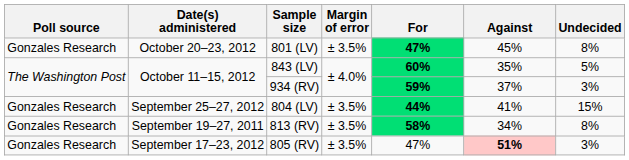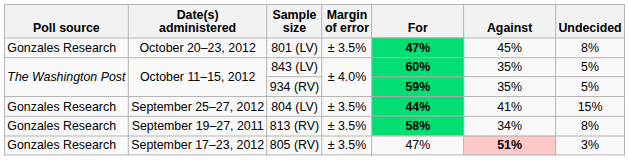(510, 87) 37% -> (510, 87) 35%
(590, 87) 3% -> (590, 87) 5%
